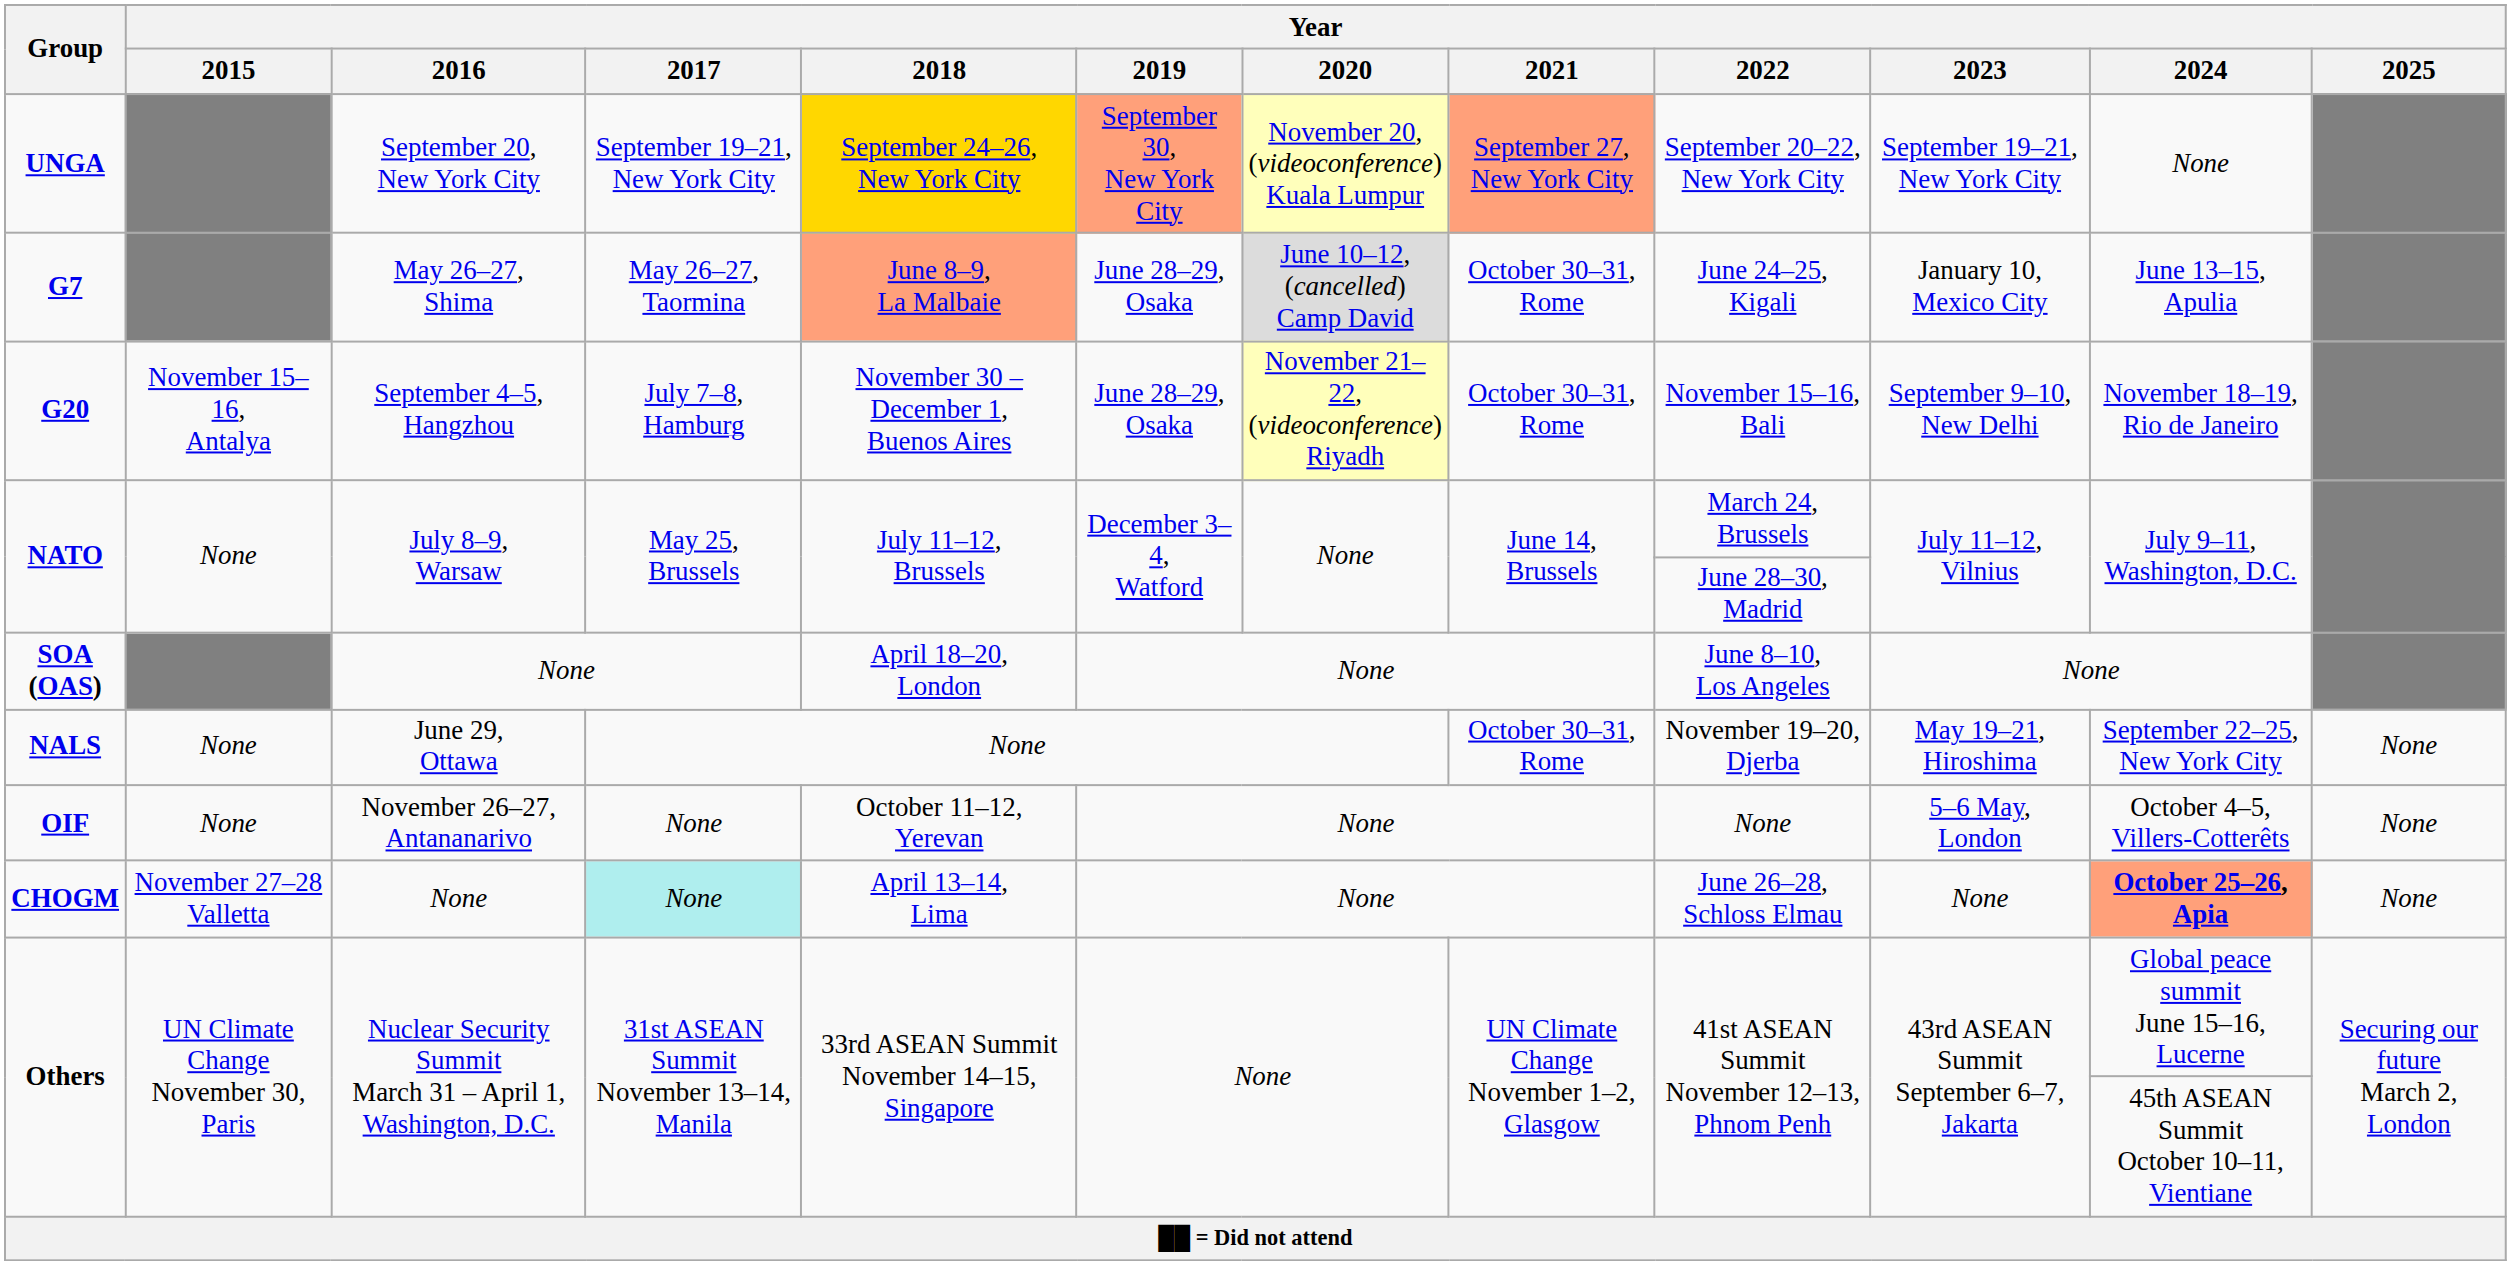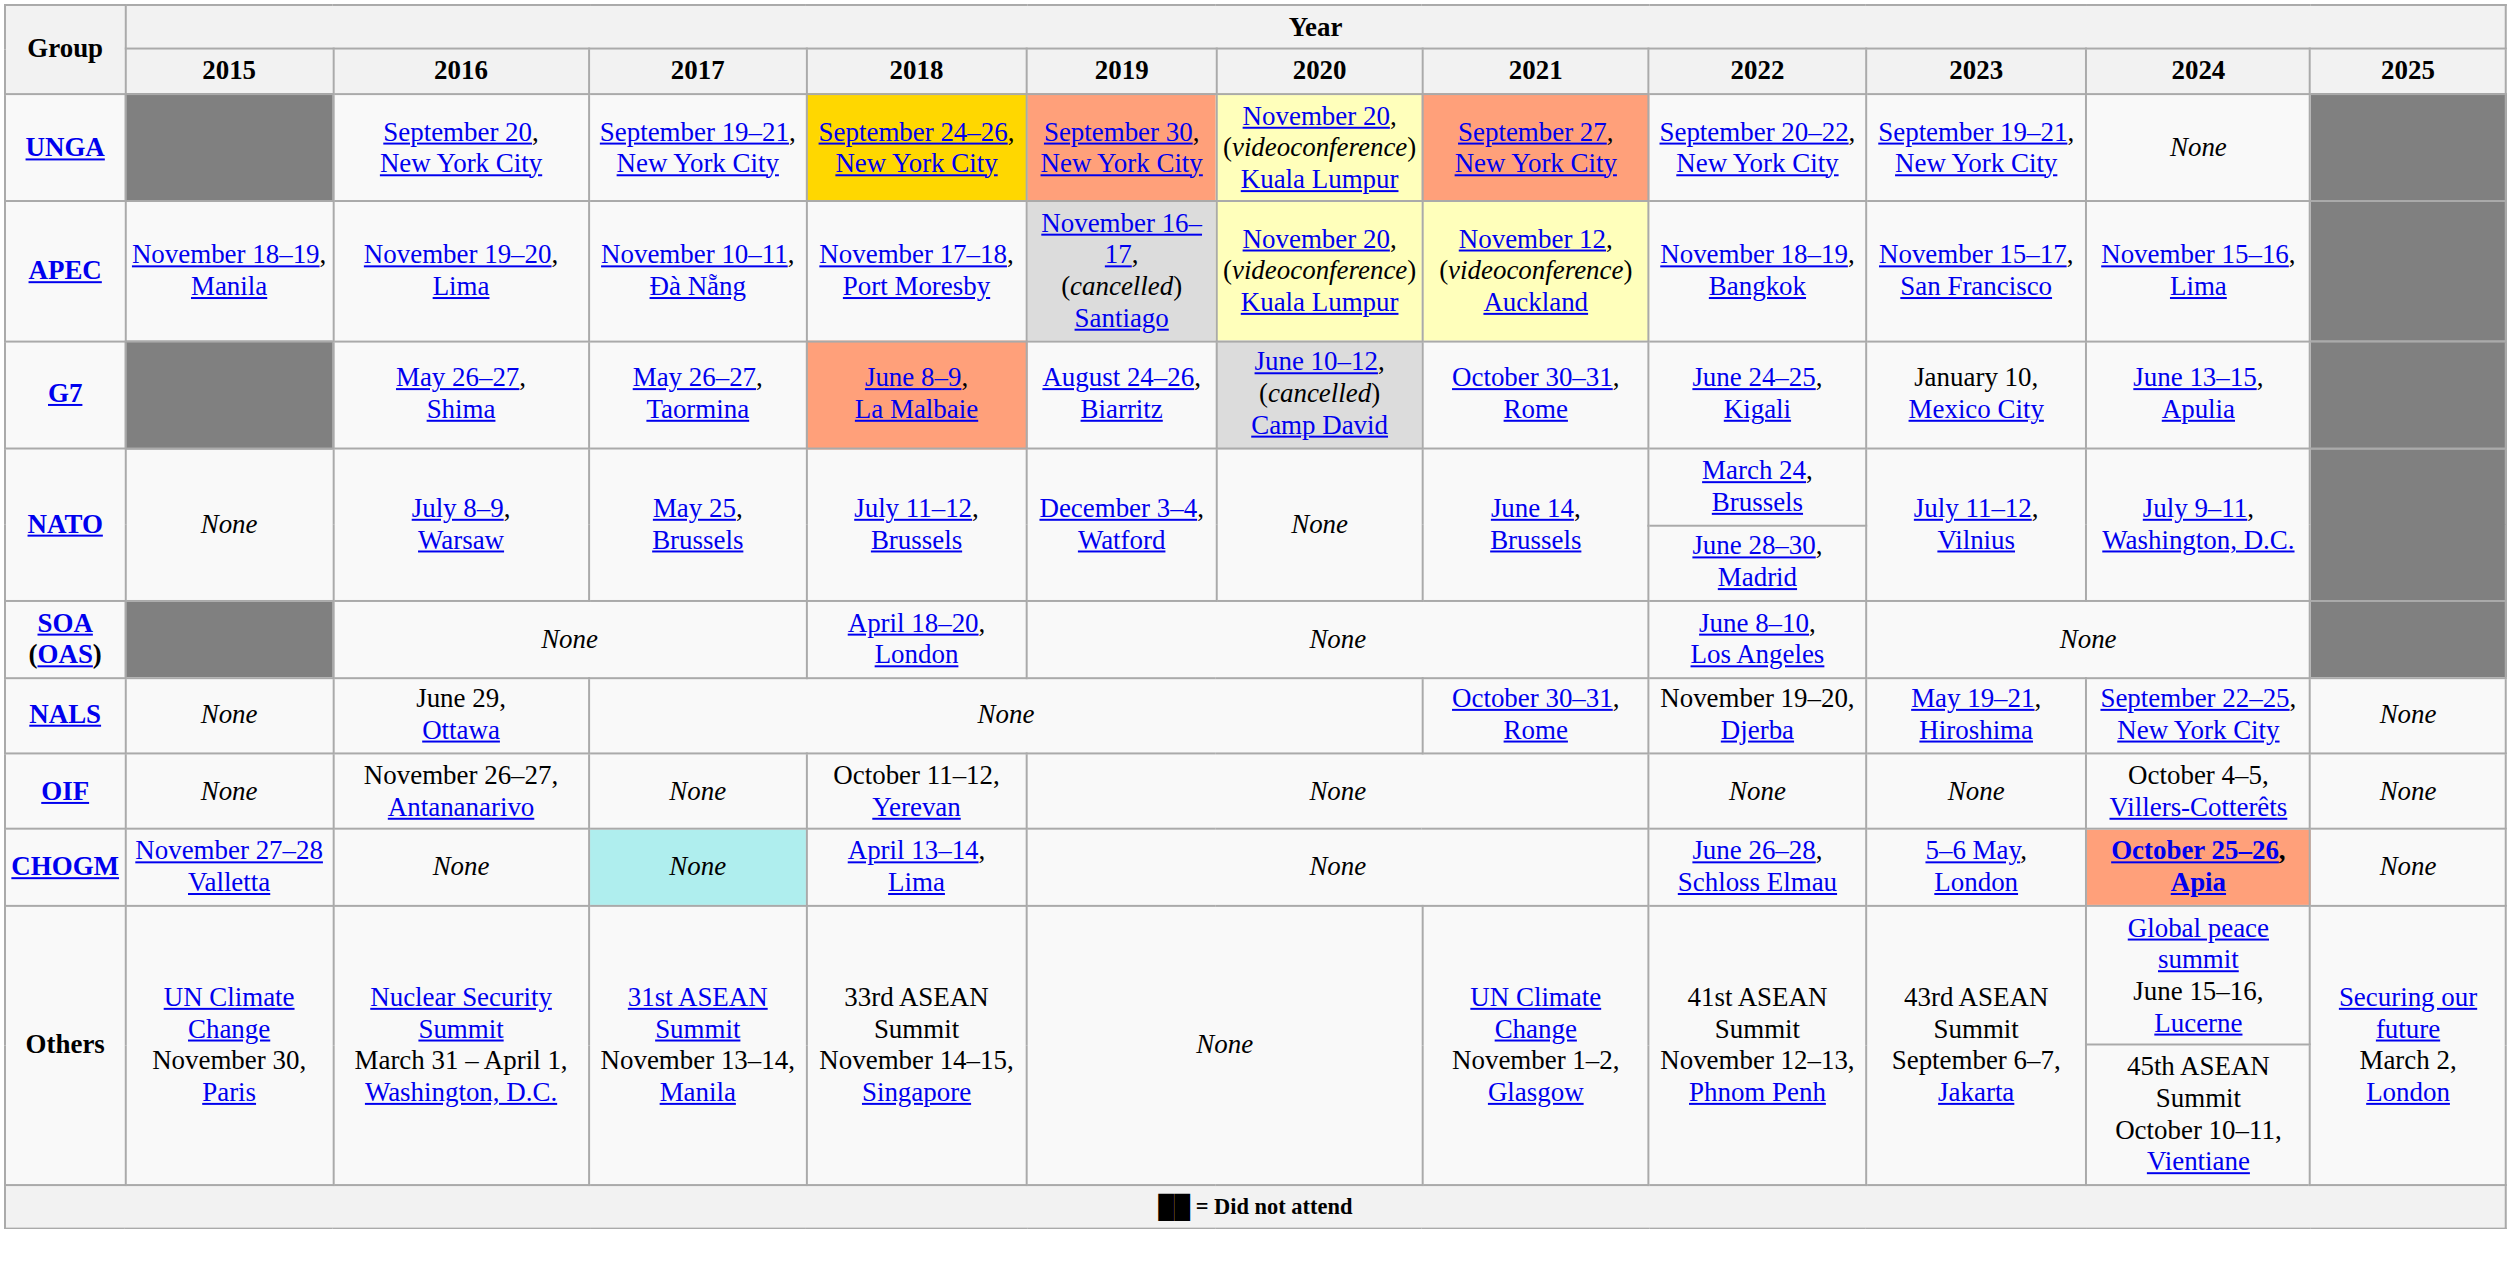+ row: (65, 270)
(1159, 286) June 28–29, Osaka -> (1122, 394) August 24–26, Biarritz
- row: (65, 409)
(1980, 822) 5–6 May, London -> (1976, 790) None
(1980, 898) None -> (1976, 866) 5–6 May, London
